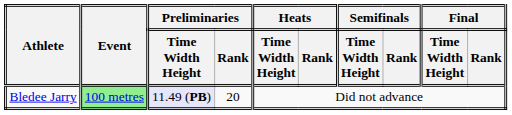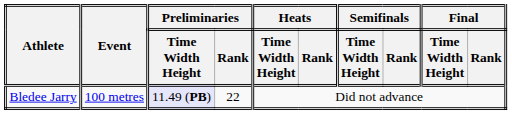(114, 97) lightgreen background -> (114, 97) no background
(233, 97) 20 -> (233, 97) 22
